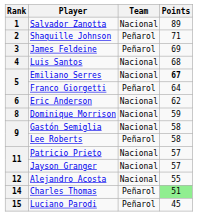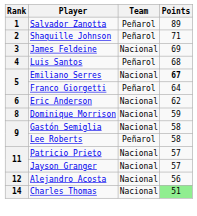(139, 24) Nacional -> (139, 24) Peñarol
(139, 50) Peñarol -> (139, 50) Nacional
(139, 62) Nacional -> (139, 62) Peñarol
(176, 179) 55 -> (176, 179) 56
(139, 192) Peñarol -> (139, 192) Nacional
- row: (63, 205)
